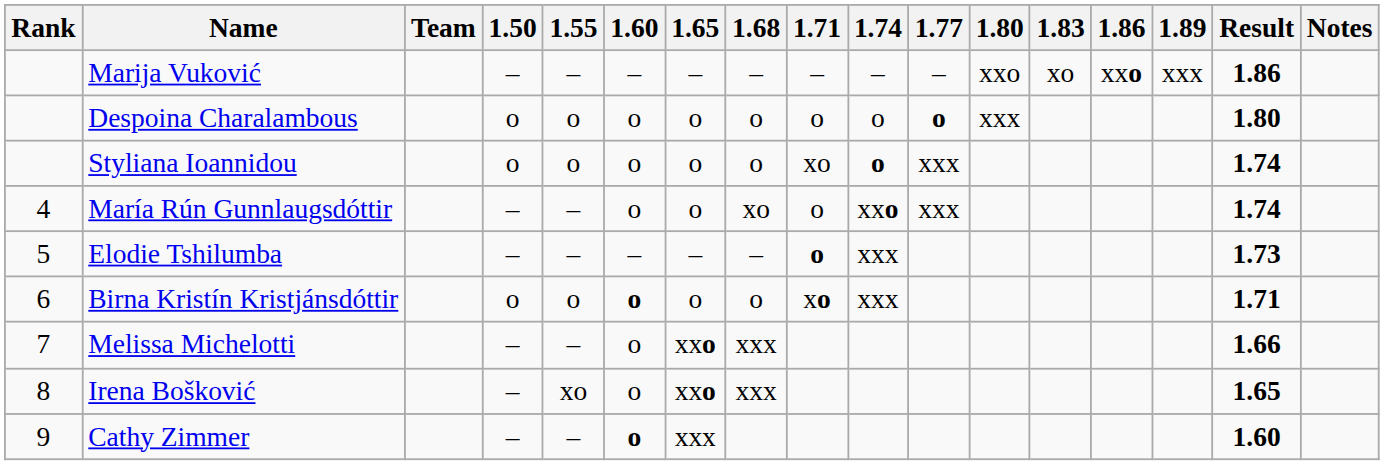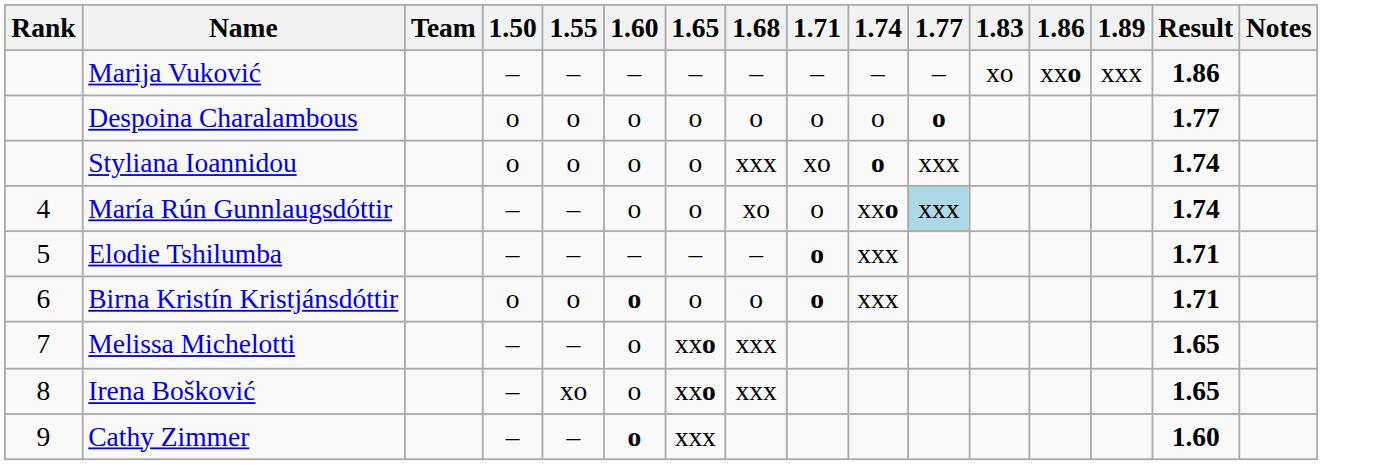- column: (1000, 27)
(1257, 118) 1.80 -> (1196, 118) 1.77
(756, 163) o -> (756, 163) xxx
(939, 208) no background -> (939, 208) lightblue background
(1257, 254) 1.73 -> (1196, 254) 1.71
(817, 299) xo -> (817, 299) o
(1257, 344) 1.66 -> (1196, 344) 1.65
